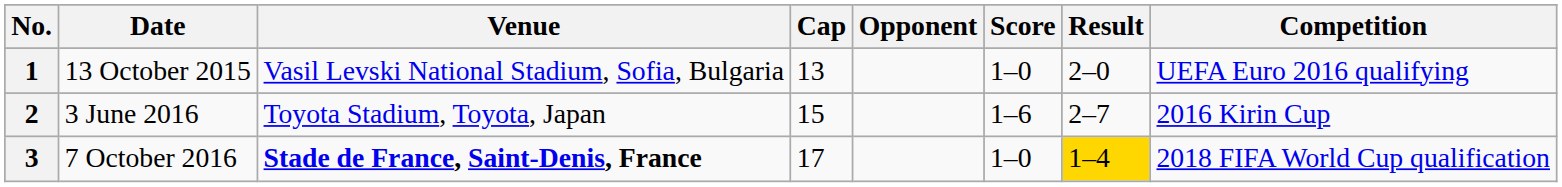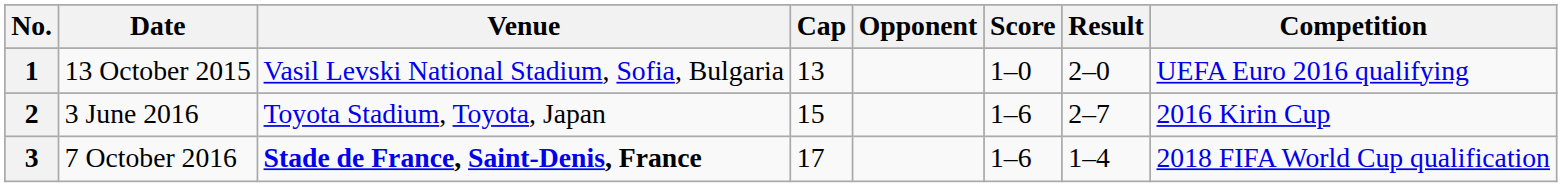(1011, 158) 1–0 -> (1011, 158) 1–6
(1089, 158) gold background -> (1089, 158) no background
